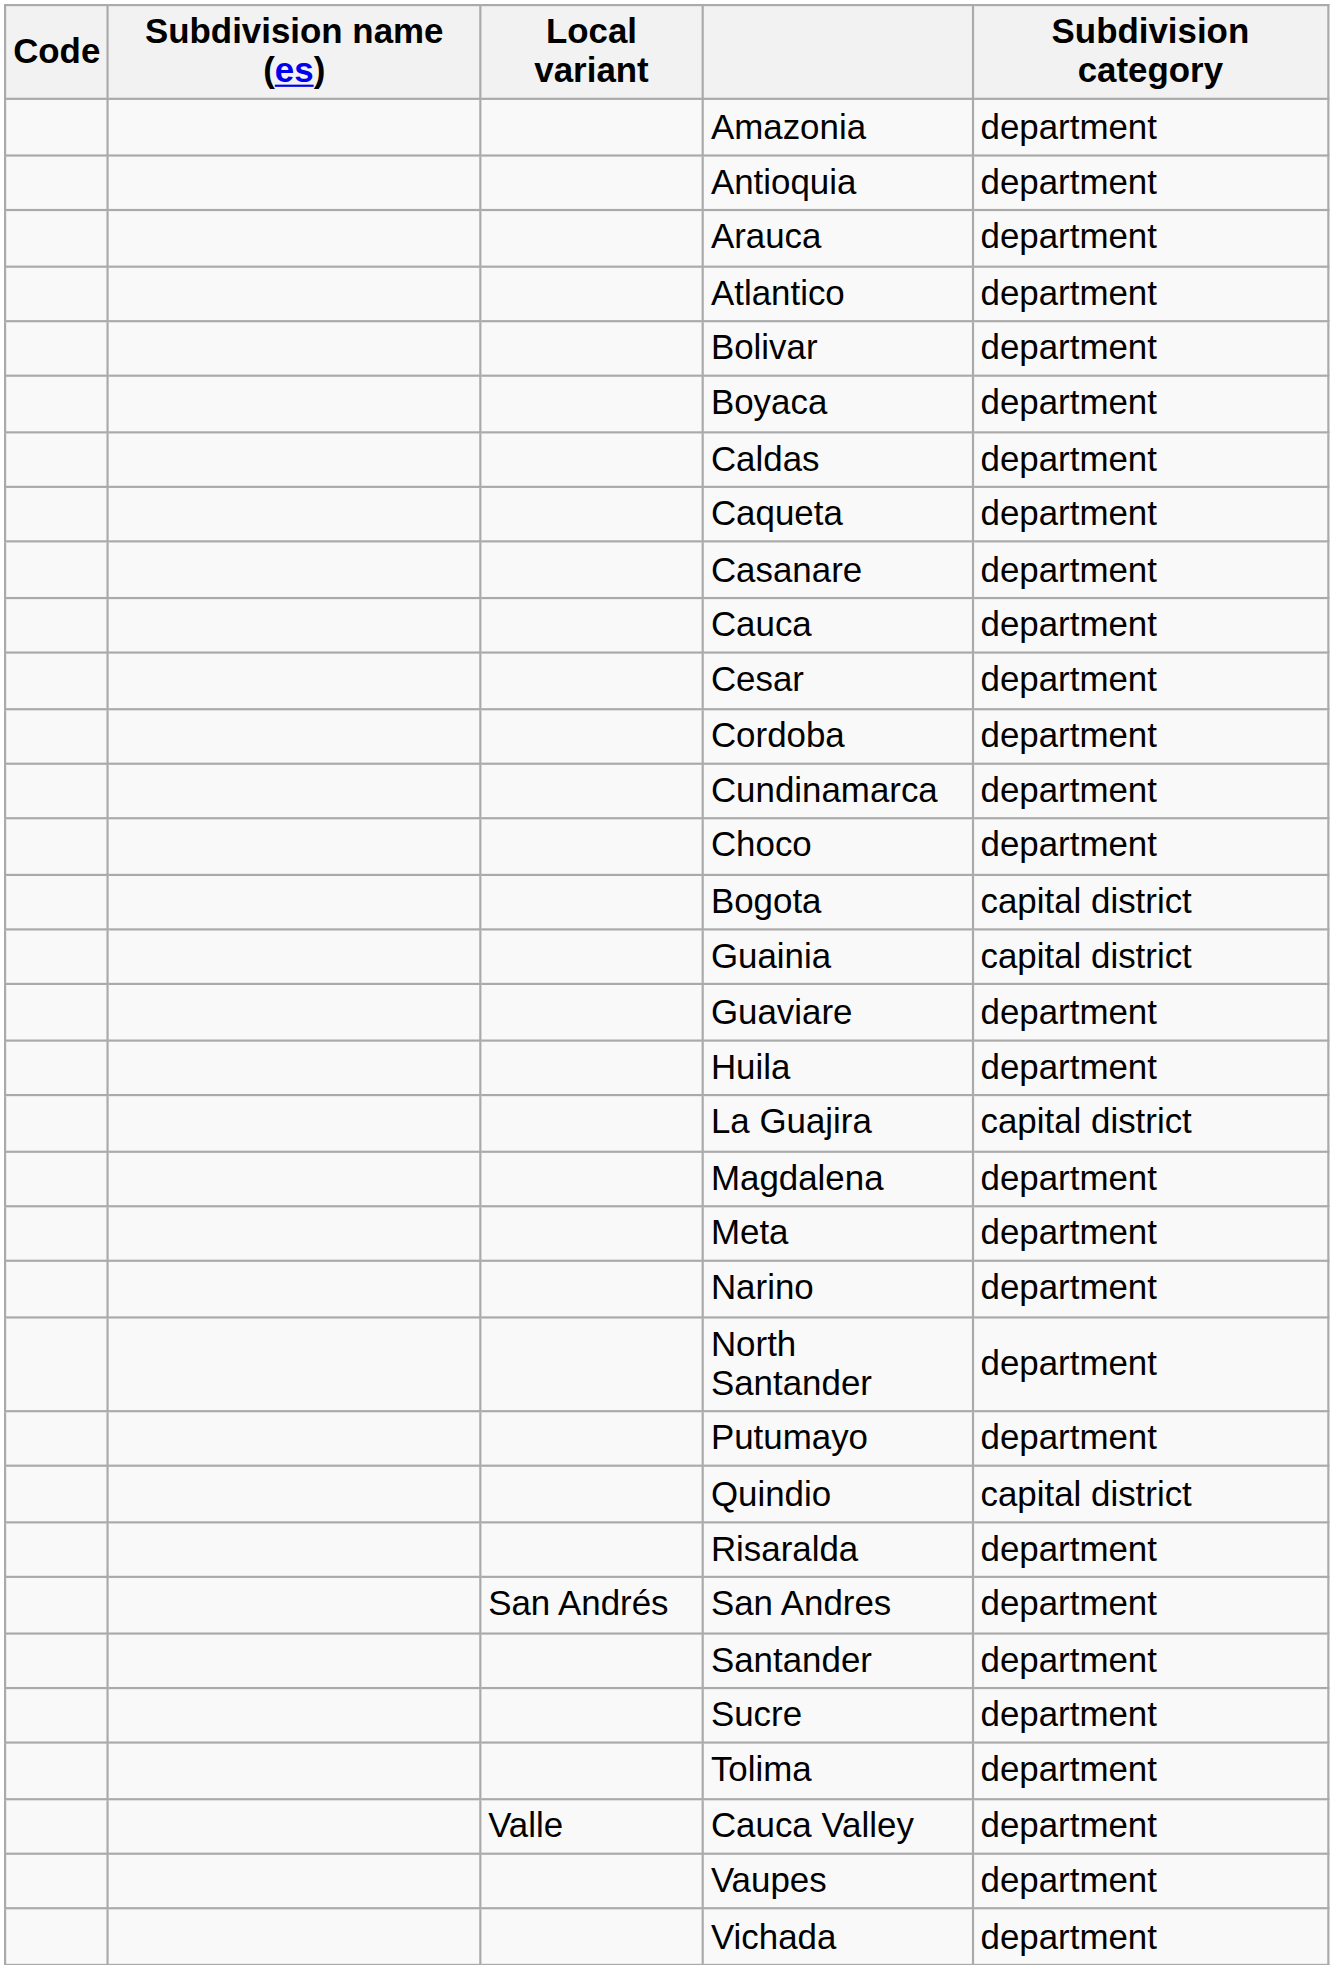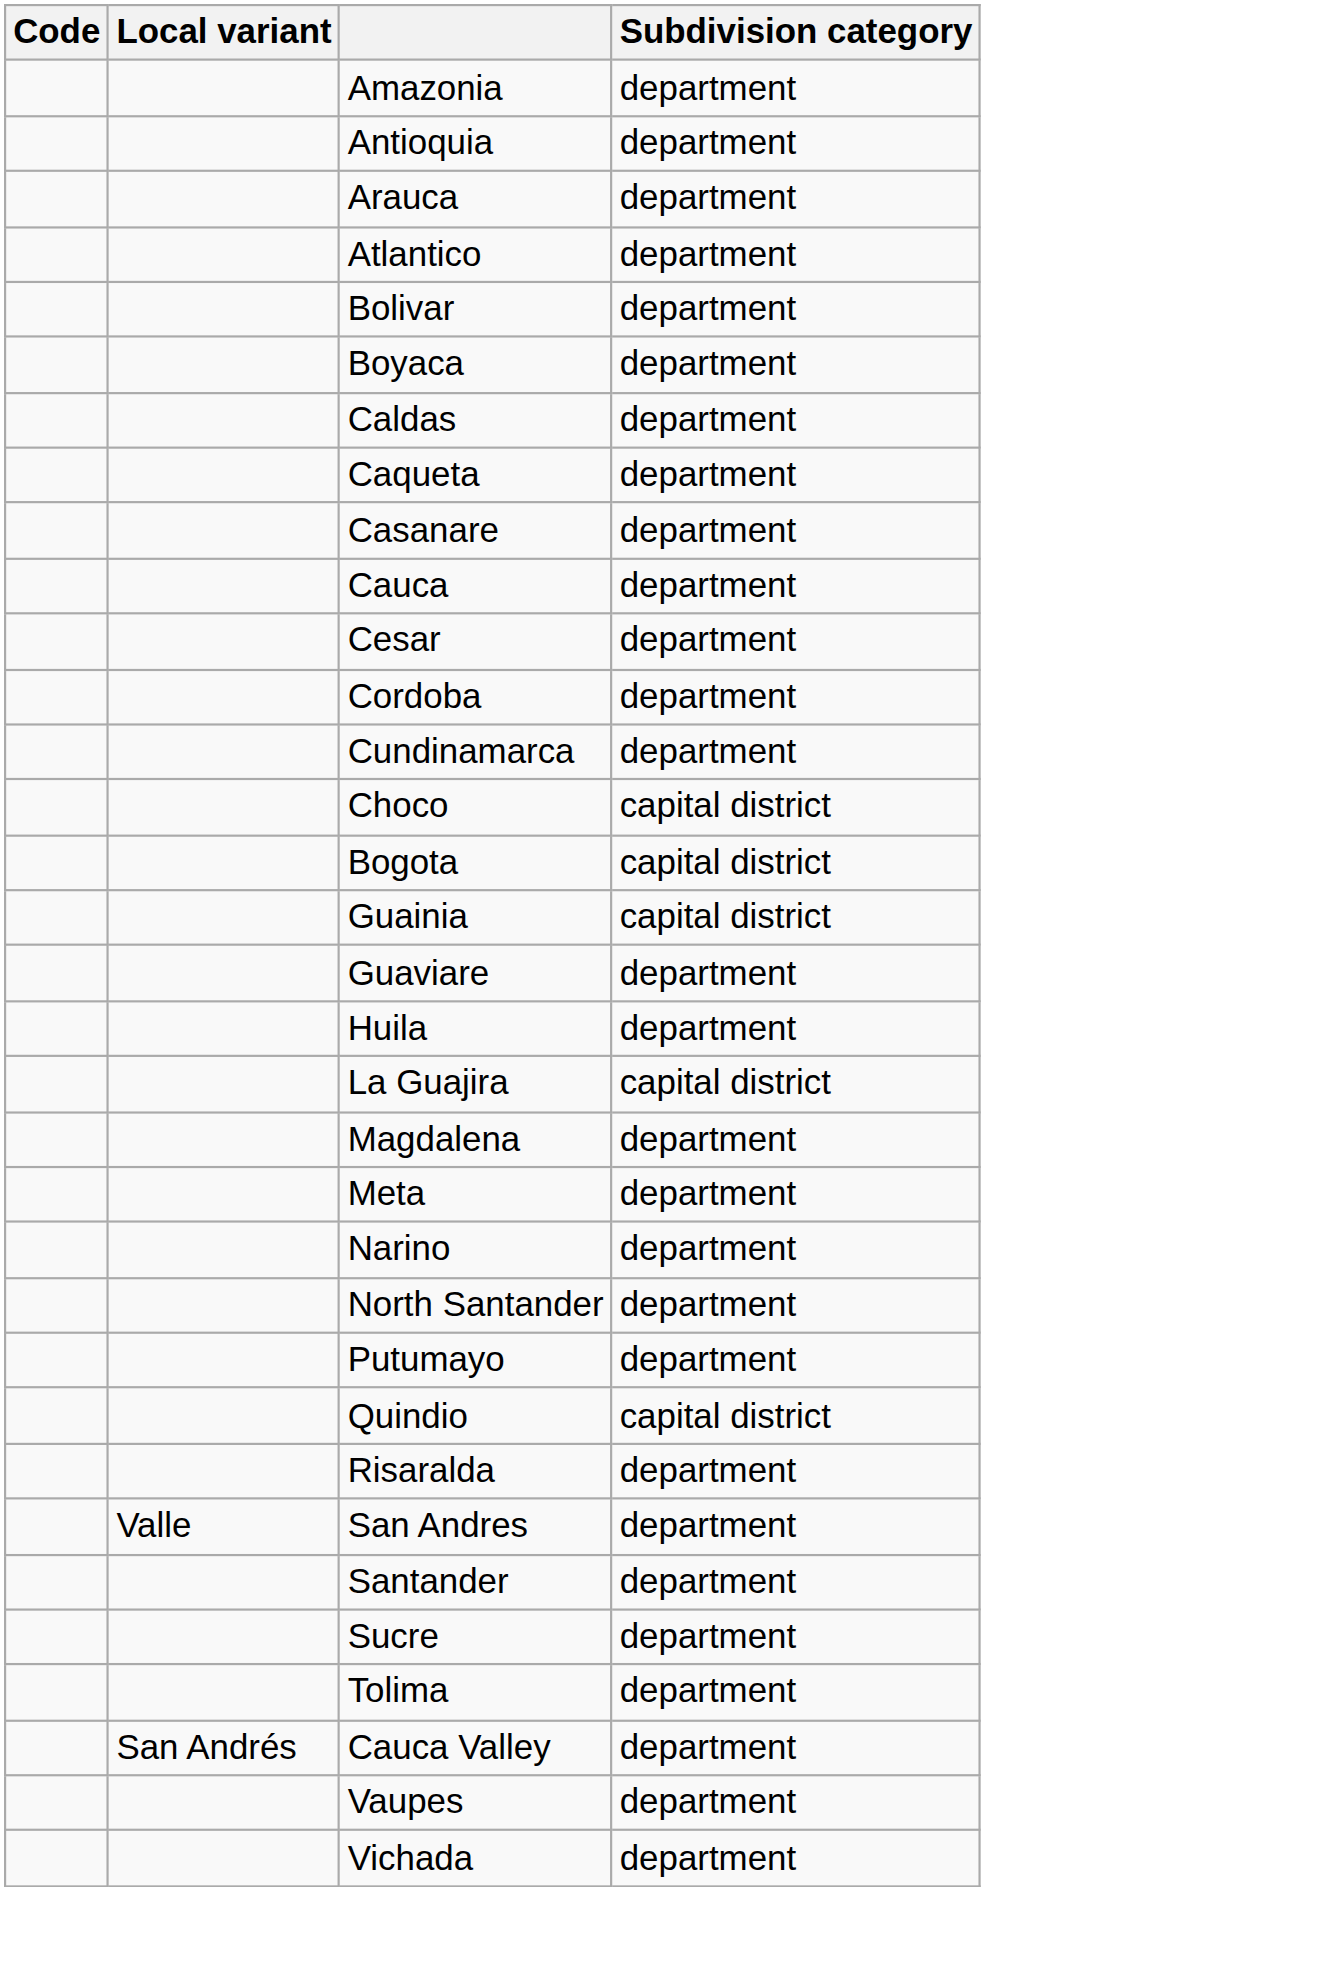- column: (294, 51)
(1069, 845) department -> (725, 806) capital district
(578, 1604) San Andrés -> (154, 1525) Valle
(526, 1825) Valle -> (207, 1747) San Andrés
